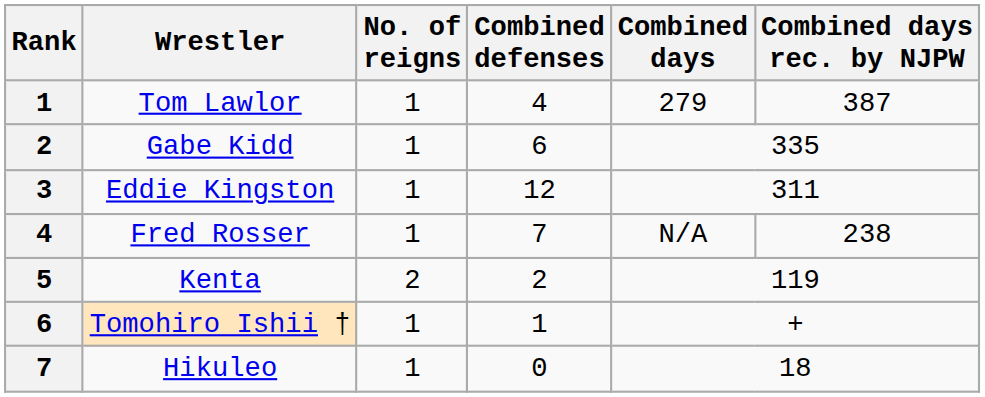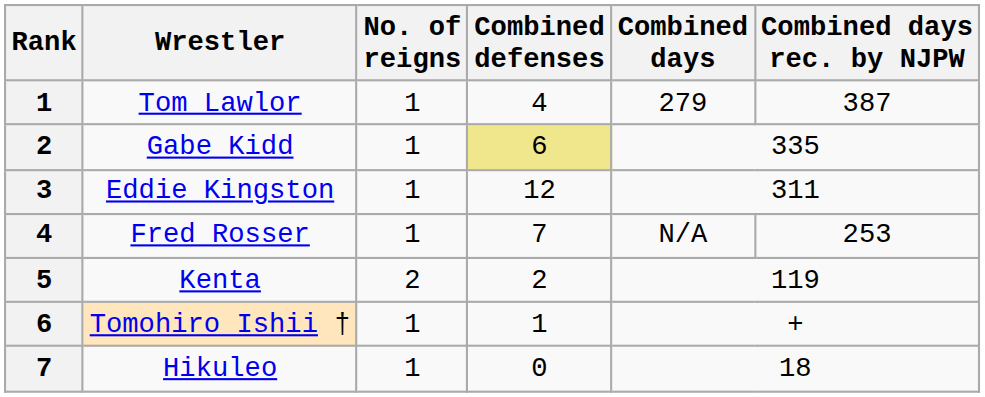(539, 147) no background -> (539, 147) khaki background
(867, 236) 238 -> (867, 236) 253
